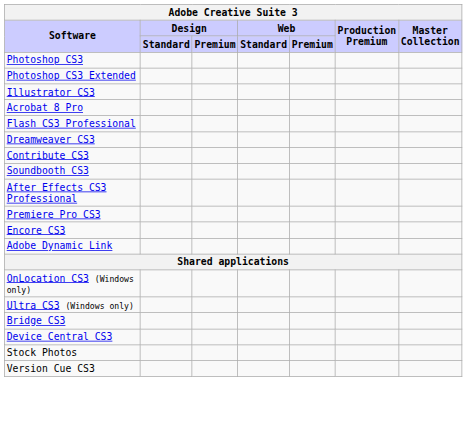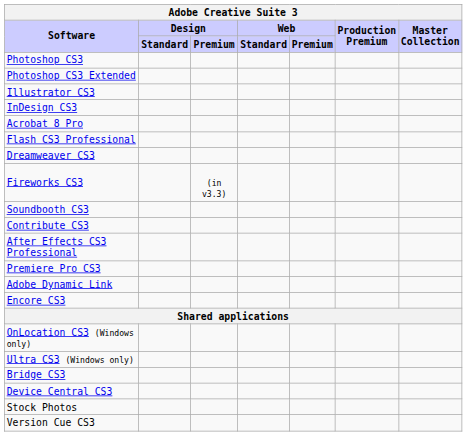+ row: (42, 108)
+ row: (45, 182)
rows swapped: (48, 155) <-> (48, 171)
rows swapped: (36, 230) <-> (60, 246)
